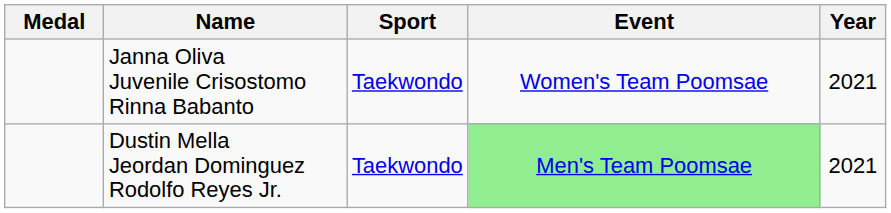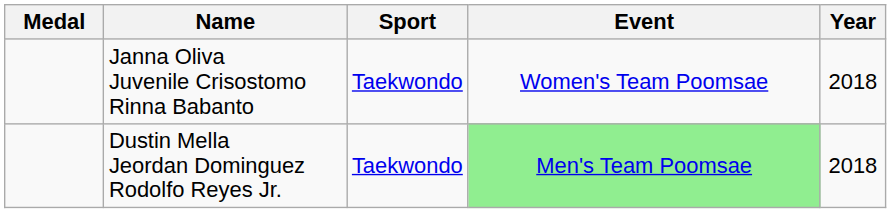(853, 81) 2021 -> (853, 81) 2018
(853, 165) 2021 -> (853, 165) 2018
